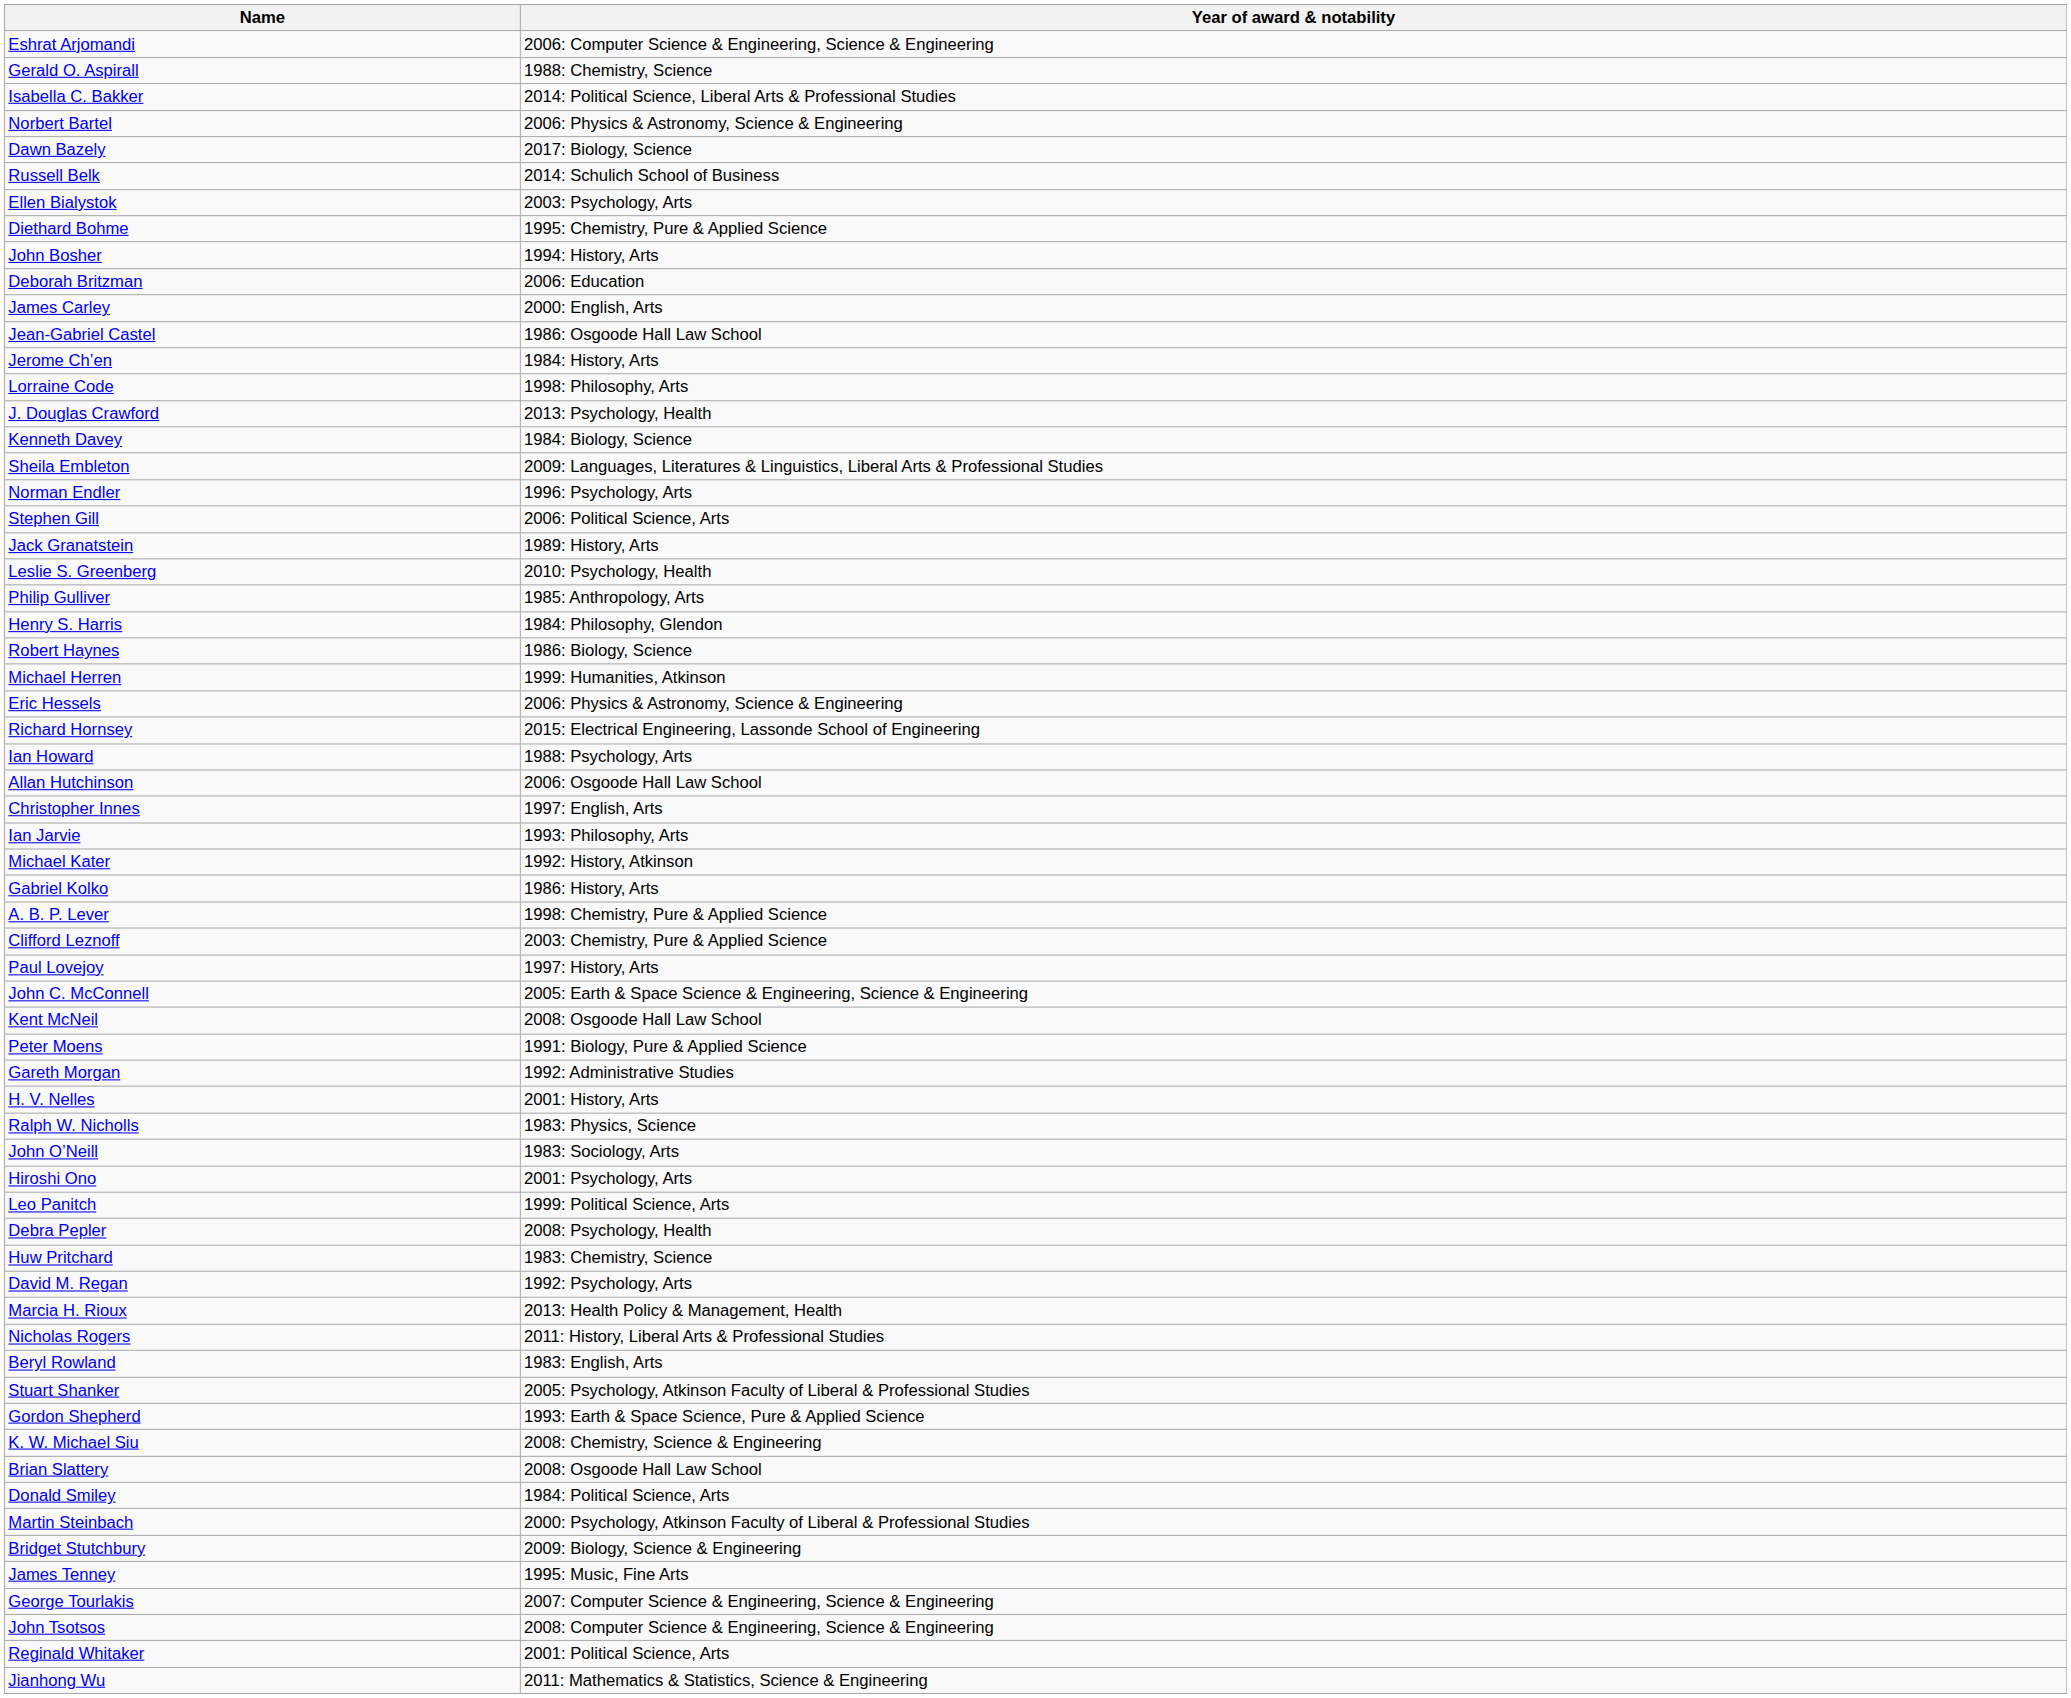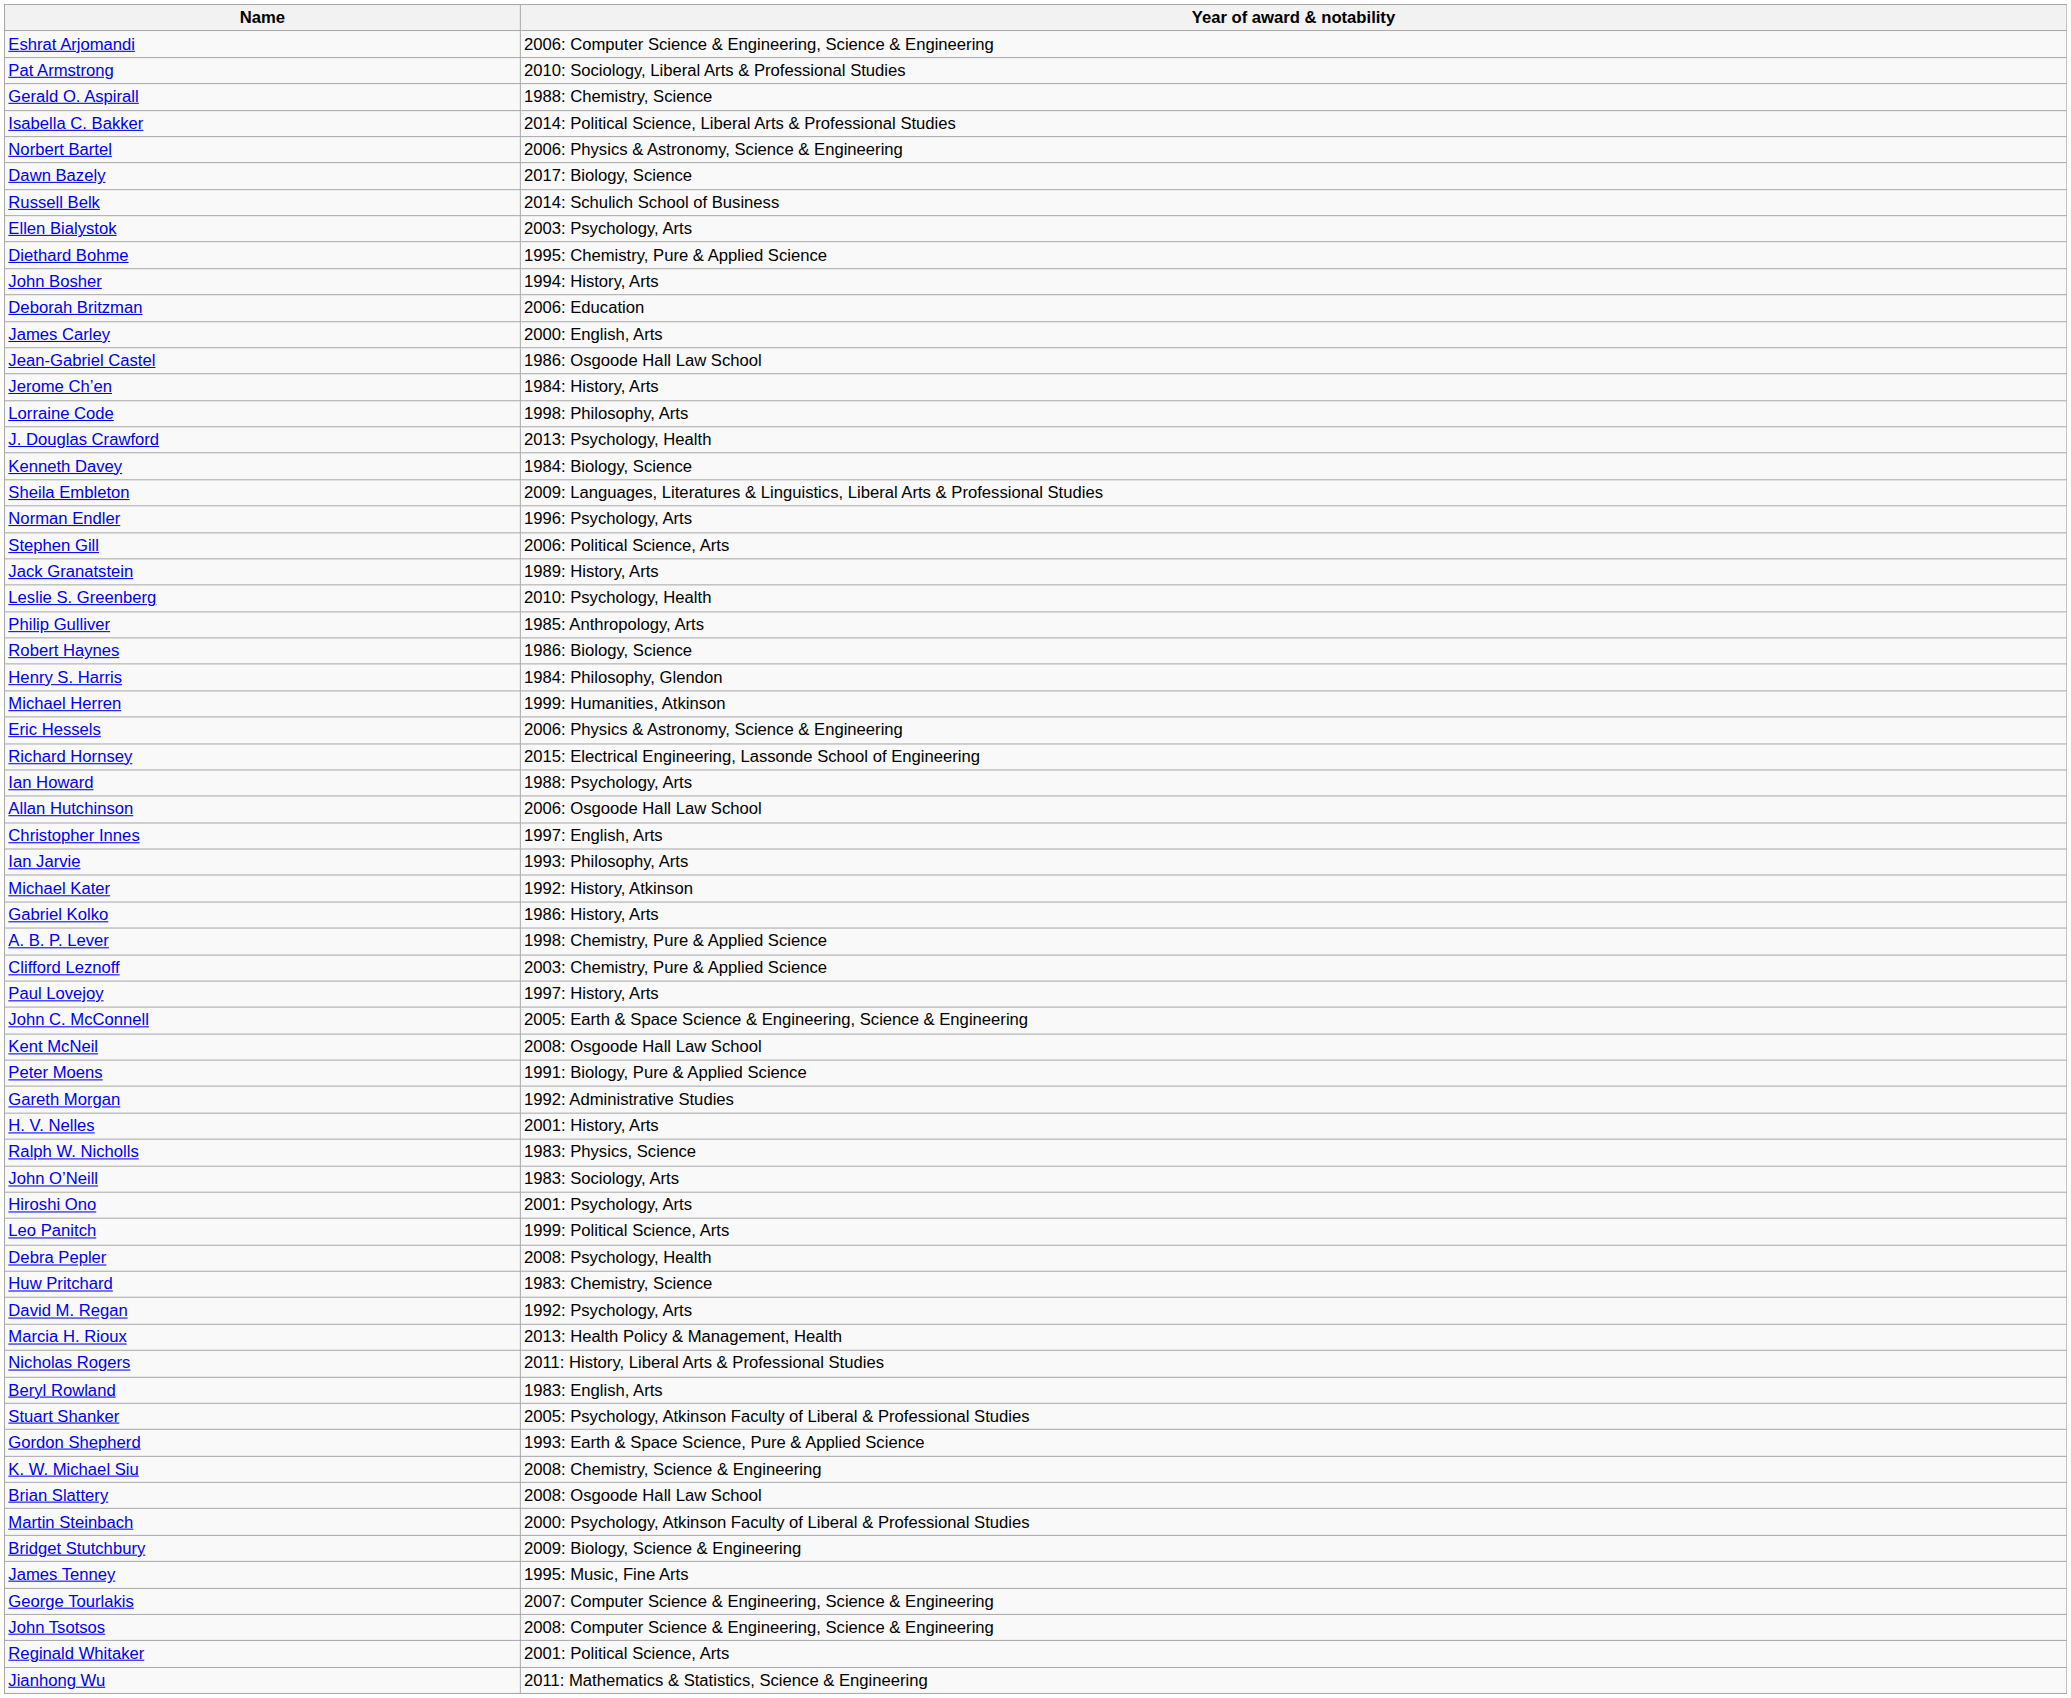+ row: (61, 70)
rows swapped: (65, 624) <-> (64, 651)
- row: (62, 1495)
